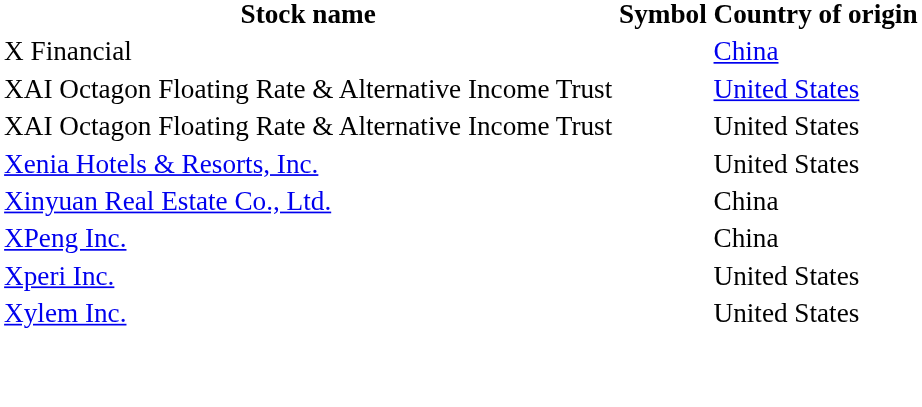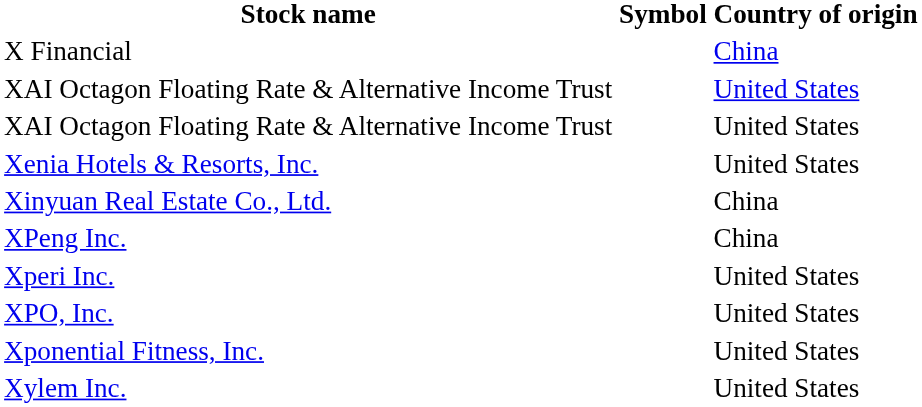+ row: (59, 313)
+ row: (134, 350)
